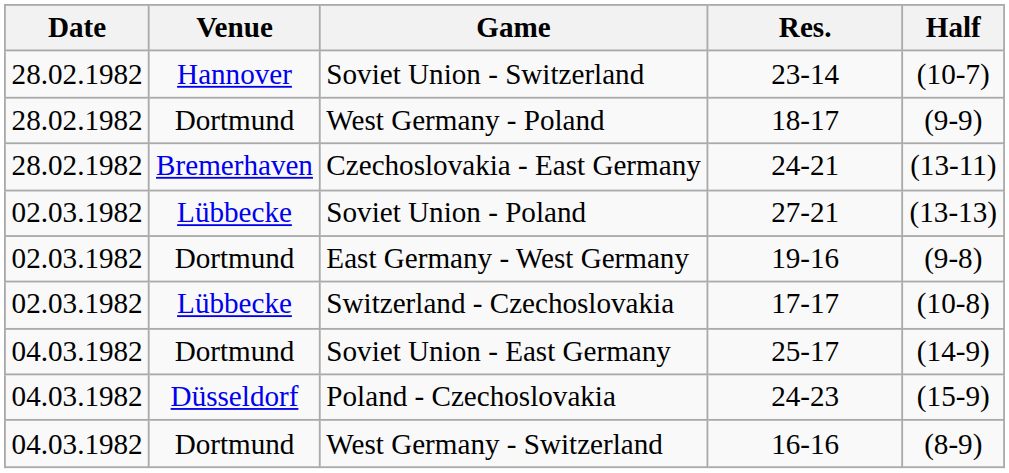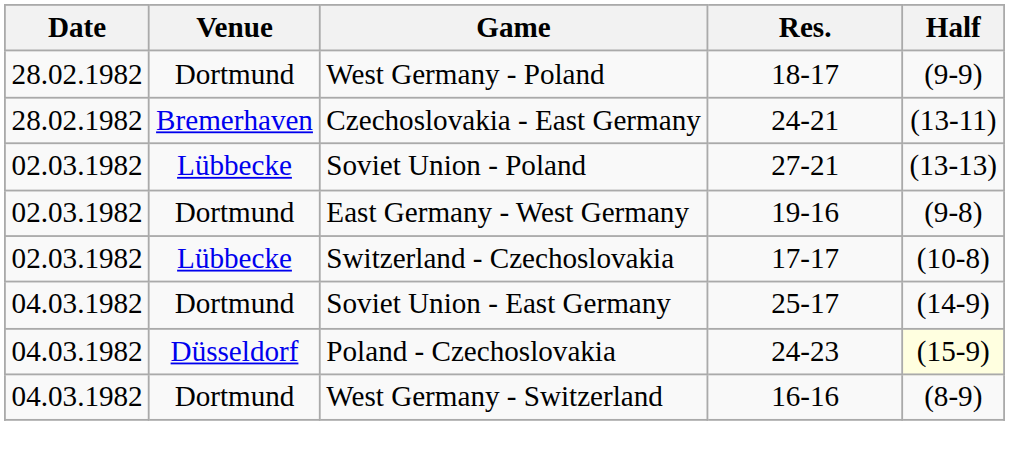- row: (485, 73)
(953, 397) no background -> (953, 350) lightyellow background
